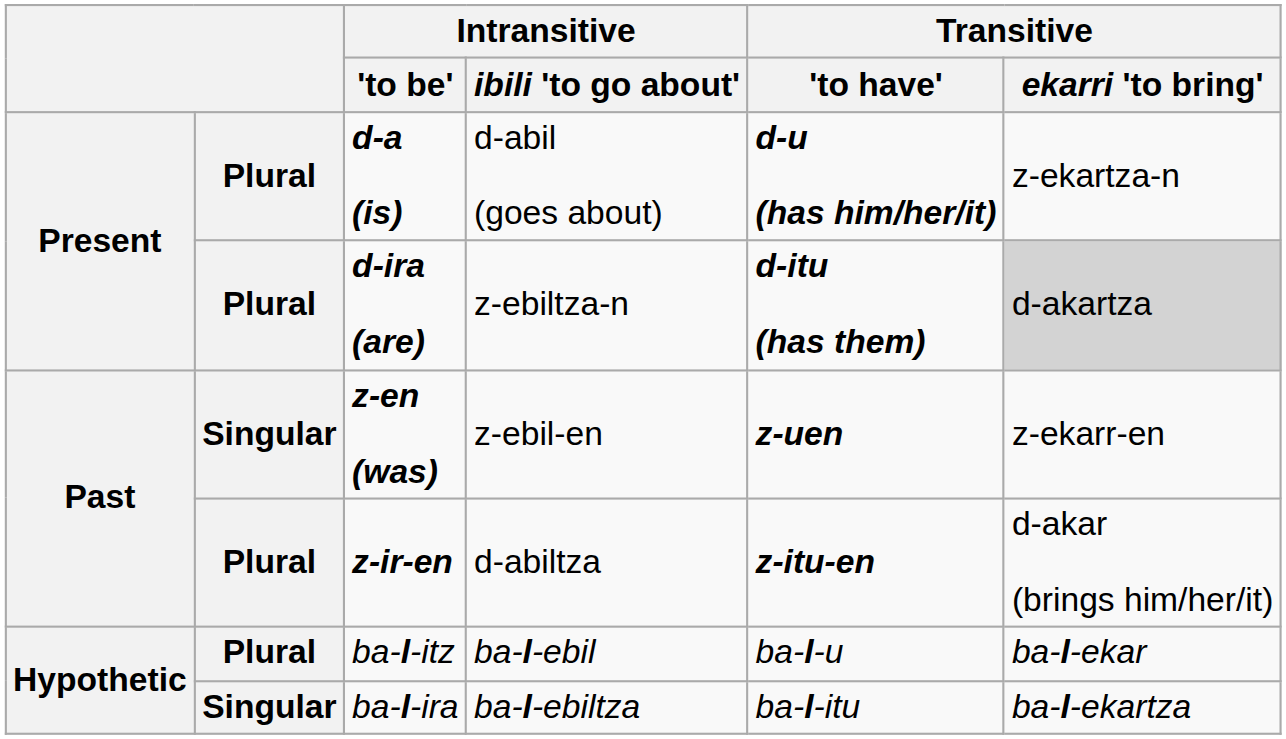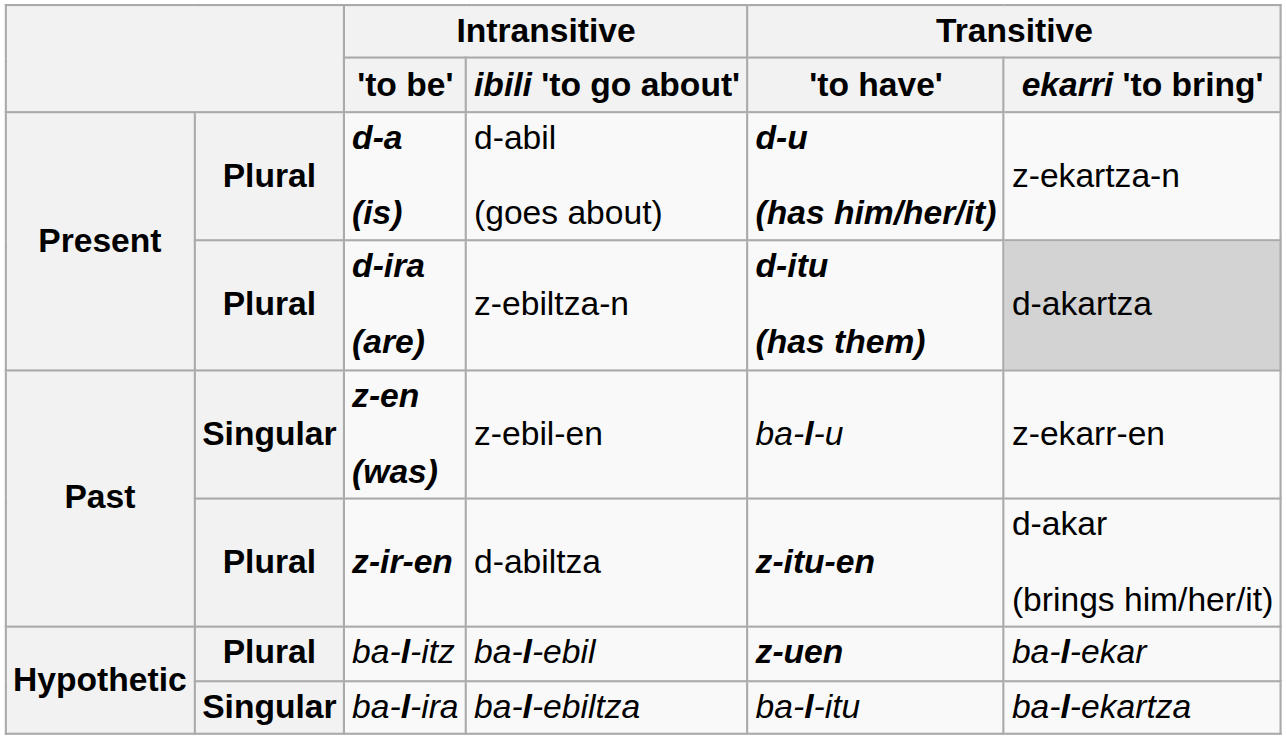(799, 433) z-uen -> (799, 433) ba-l-u
(799, 653) ba-l-u -> (799, 653) z-uen
